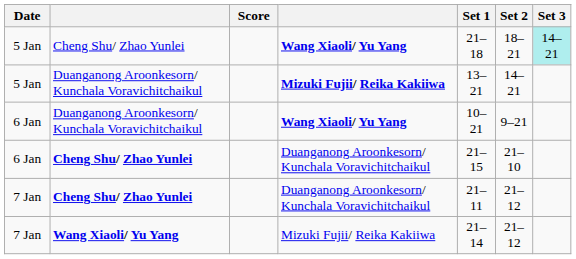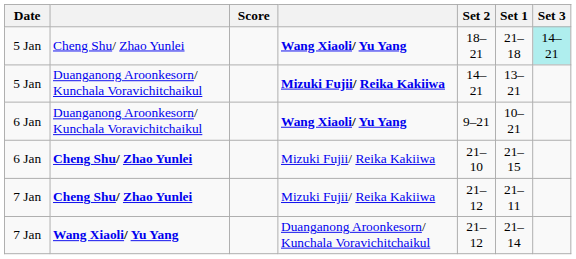columns swapped: (476, 15) <-> (514, 15)
(356, 159) Duanganong Aroonkesorn/ Kunchala Voravichitchaikul -> (358, 159) Mizuki Fujii/ Reika Kakiiwa
(356, 197) Duanganong Aroonkesorn/ Kunchala Voravichitchaikul -> (358, 197) Mizuki Fujii/ Reika Kakiiwa
(358, 235) Mizuki Fujii/ Reika Kakiiwa -> (356, 235) Duanganong Aroonkesorn/ Kunchala Voravichitchaikul
